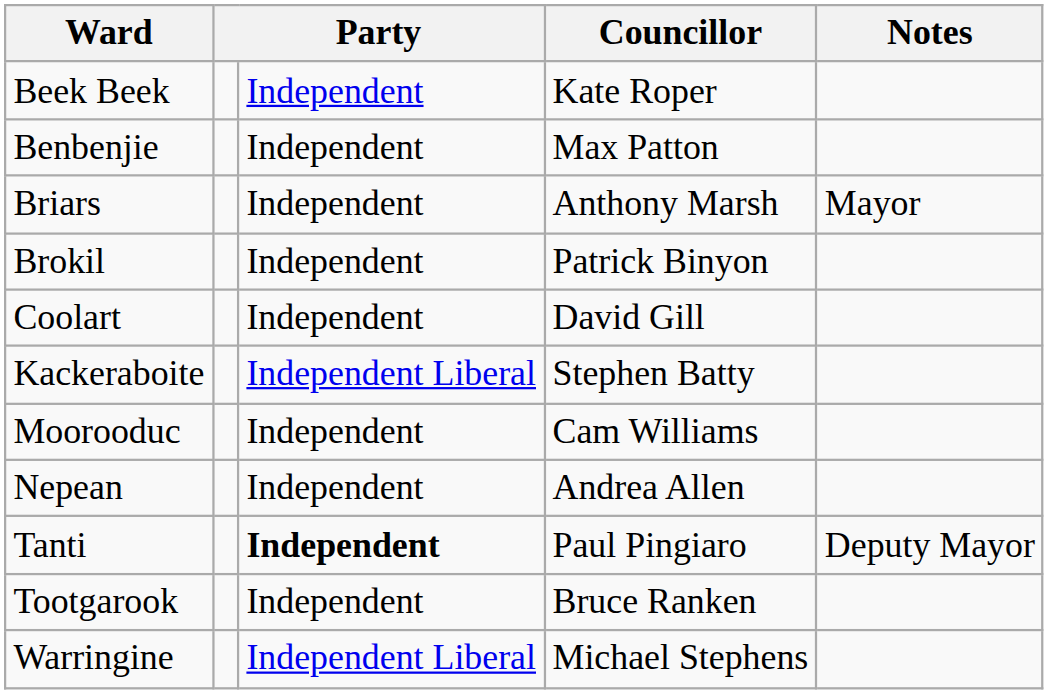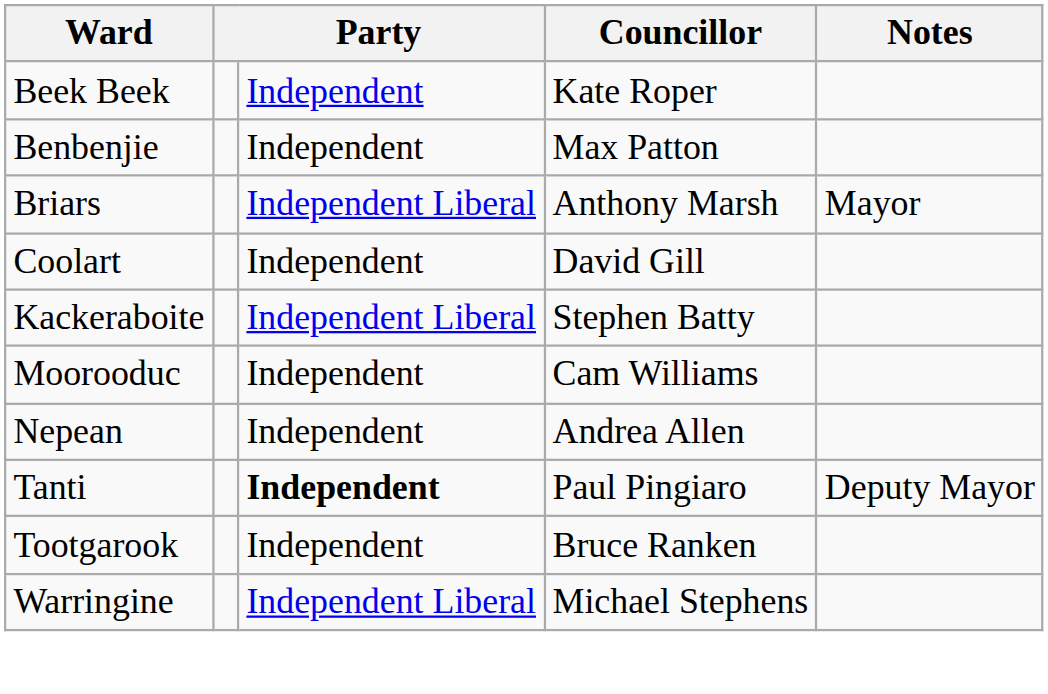(335, 203) Independent -> (391, 203) Independent Liberal
- row: (59, 260)
